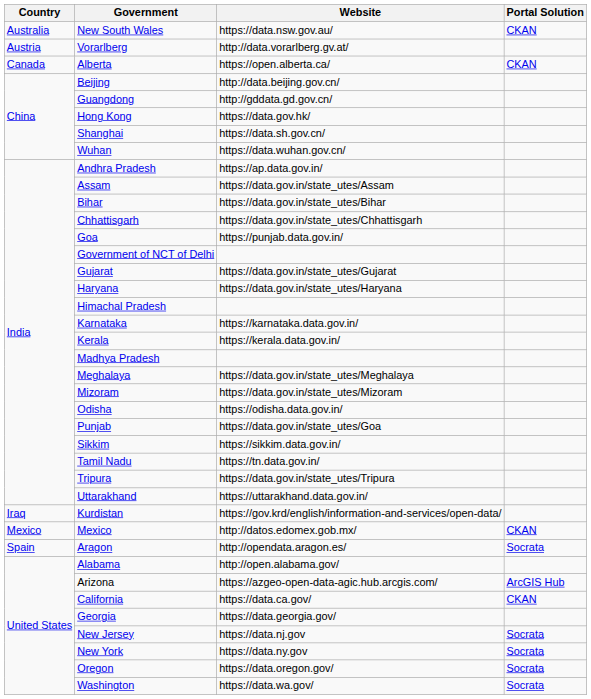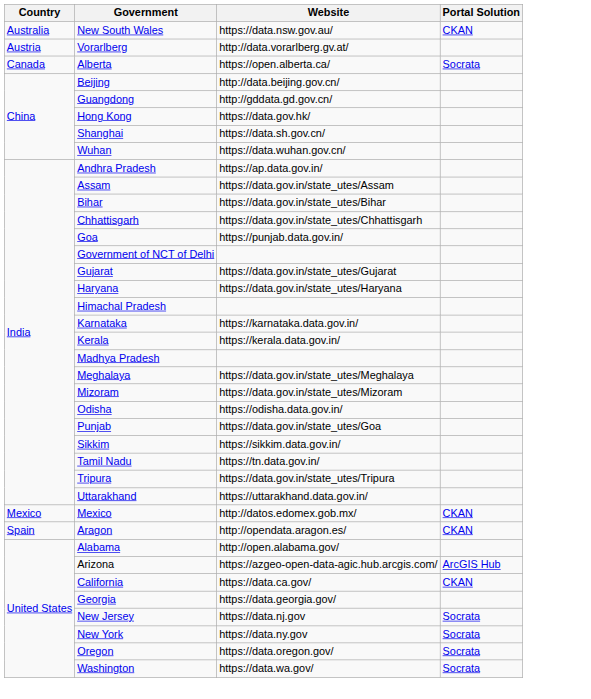(522, 64) CKAN -> (461, 64) Socrata
- row: (100, 513)
(525, 548) Socrata -> (458, 530) CKAN
